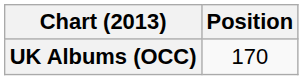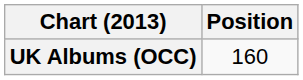(250, 56) 170 -> (250, 56) 160
